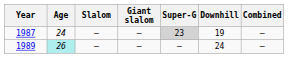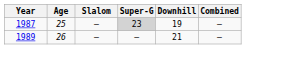- column: (139, 16)
(61, 33) 24 -> (61, 24) 25
(61, 46) paleturquoise background -> (61, 37) no background
(220, 46) 24 -> (177, 37) 21
